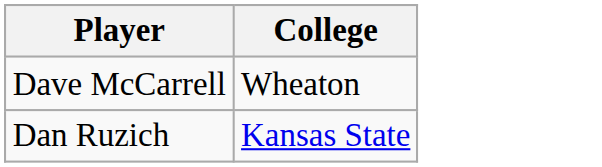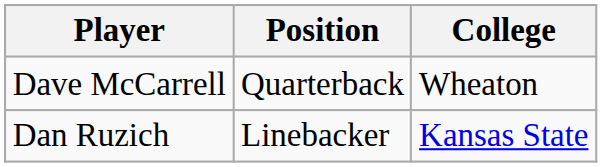+ column: (322, 30)
